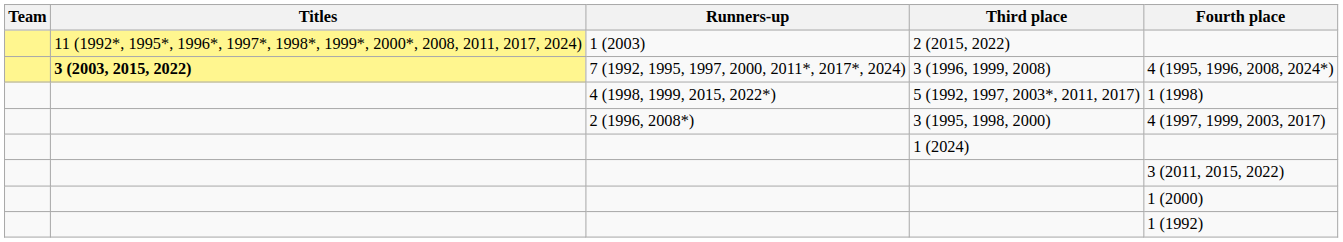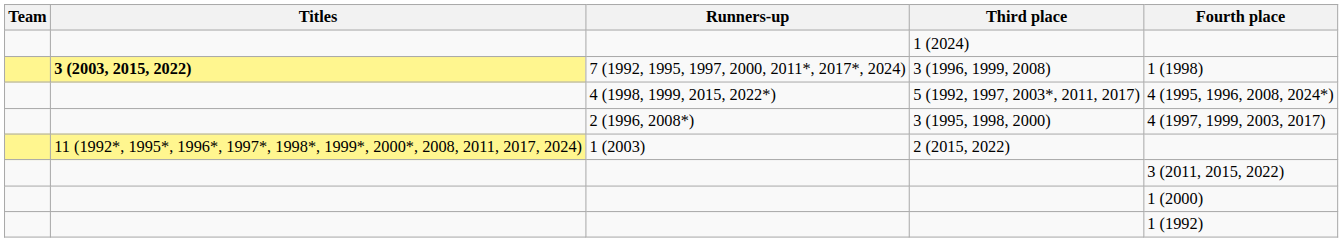rows swapped: (617, 43) <-> (748, 147)
(1240, 69) 4 (1995, 1996, 2008, 2024*) -> (1175, 69) 1 (1998)
(1175, 95) 1 (1998) -> (1240, 95) 4 (1995, 1996, 2008, 2024*)
